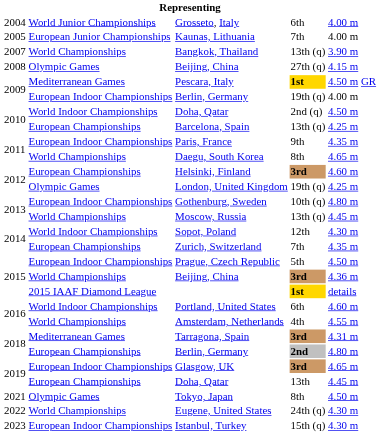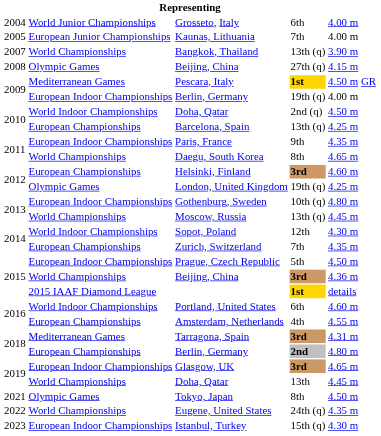(77, 321) World Championships -> (85, 321) European Championships
(85, 381) European Championships -> (77, 381) World Championships
(343, 411) 4.30 m -> (343, 411) 4.35 m
